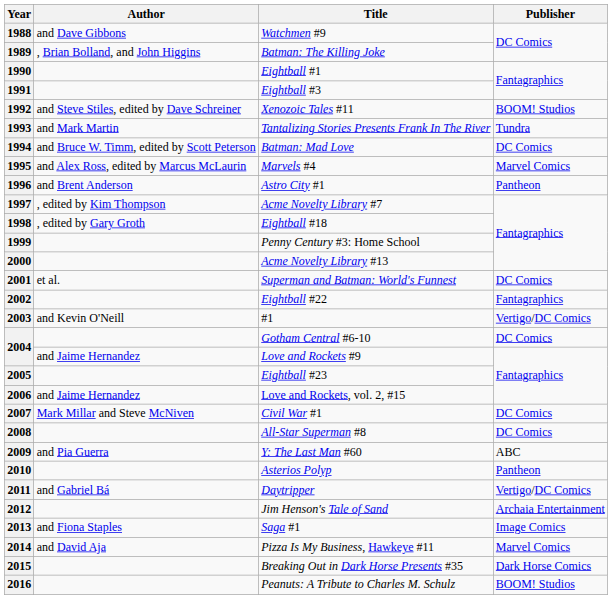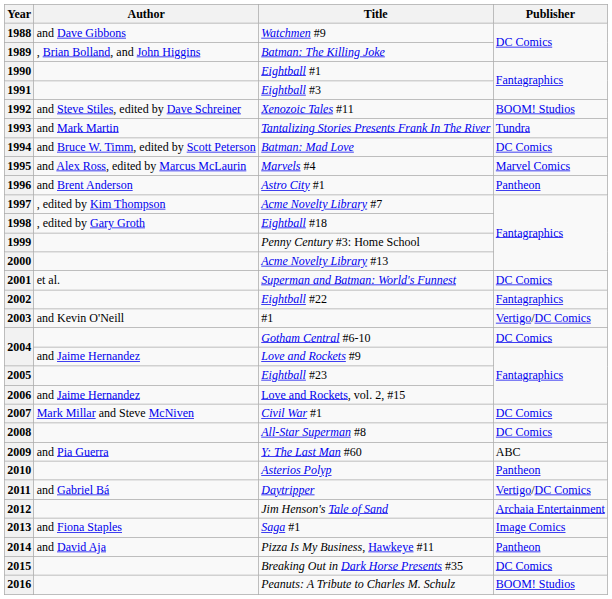(533, 546) Marvel Comics -> (518, 546) Pantheon
(544, 565) Dark Horse Comics -> (524, 565) DC Comics
